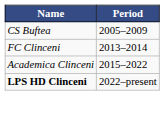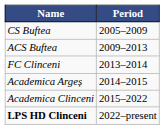+ row: (32, 47)
+ row: (45, 81)
